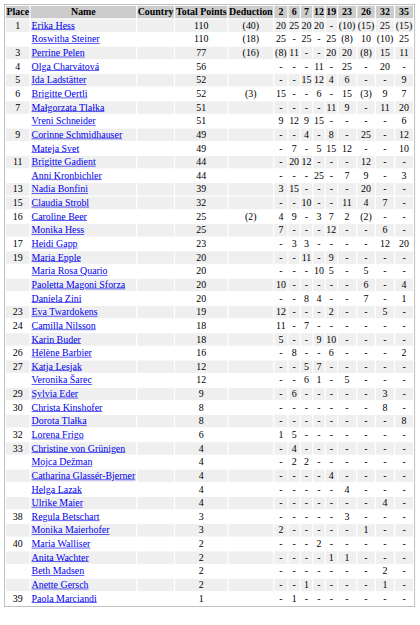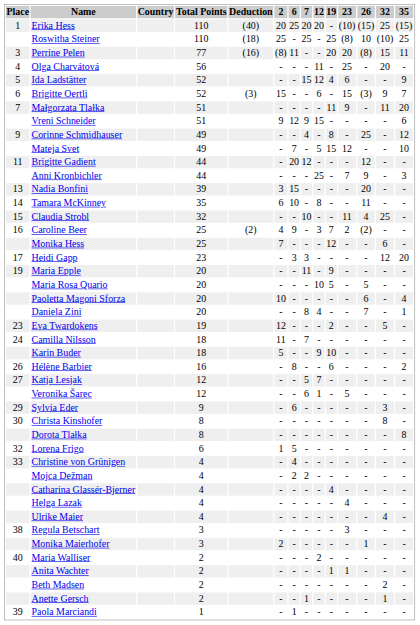+ row: (69, 203)
(385, 203) 7 -> (385, 216) 25
